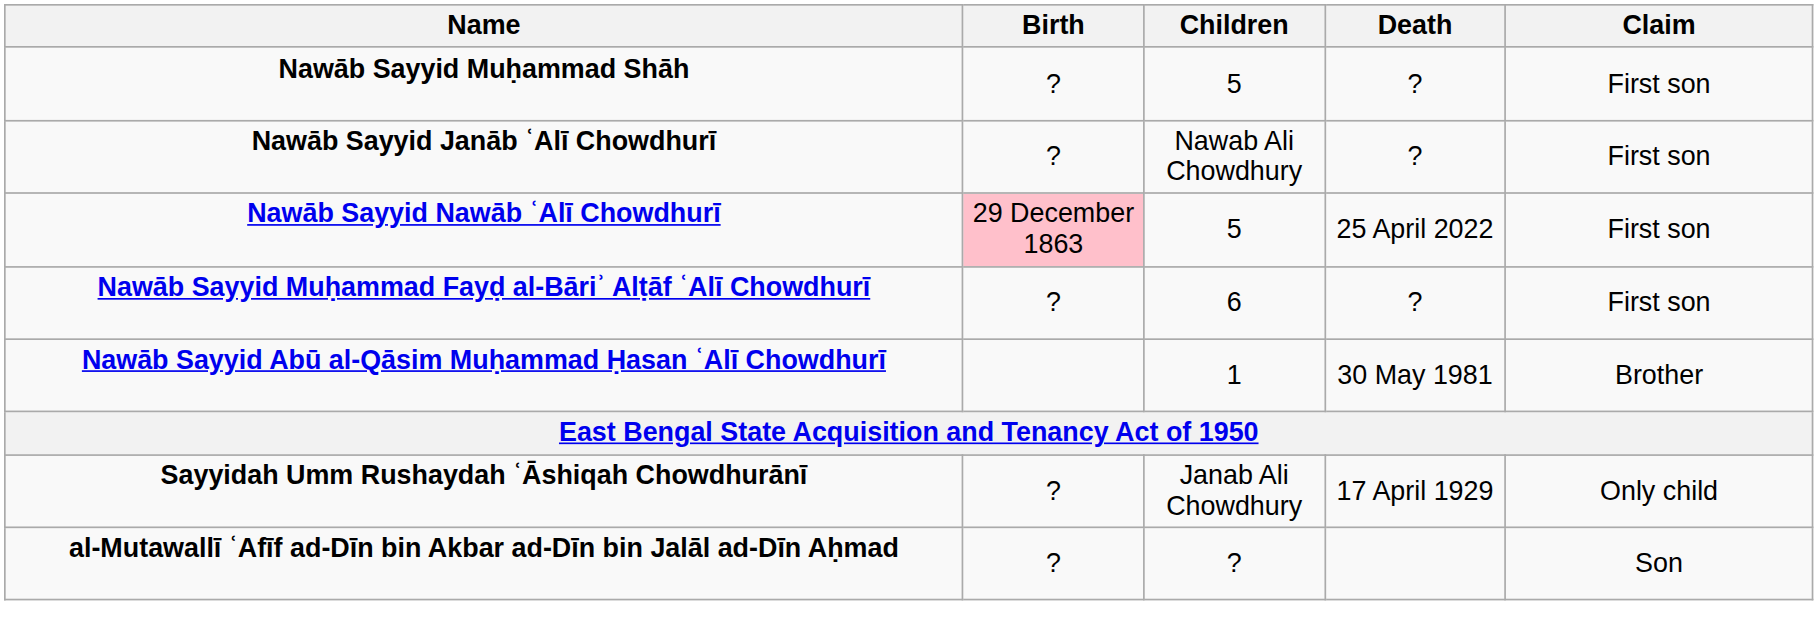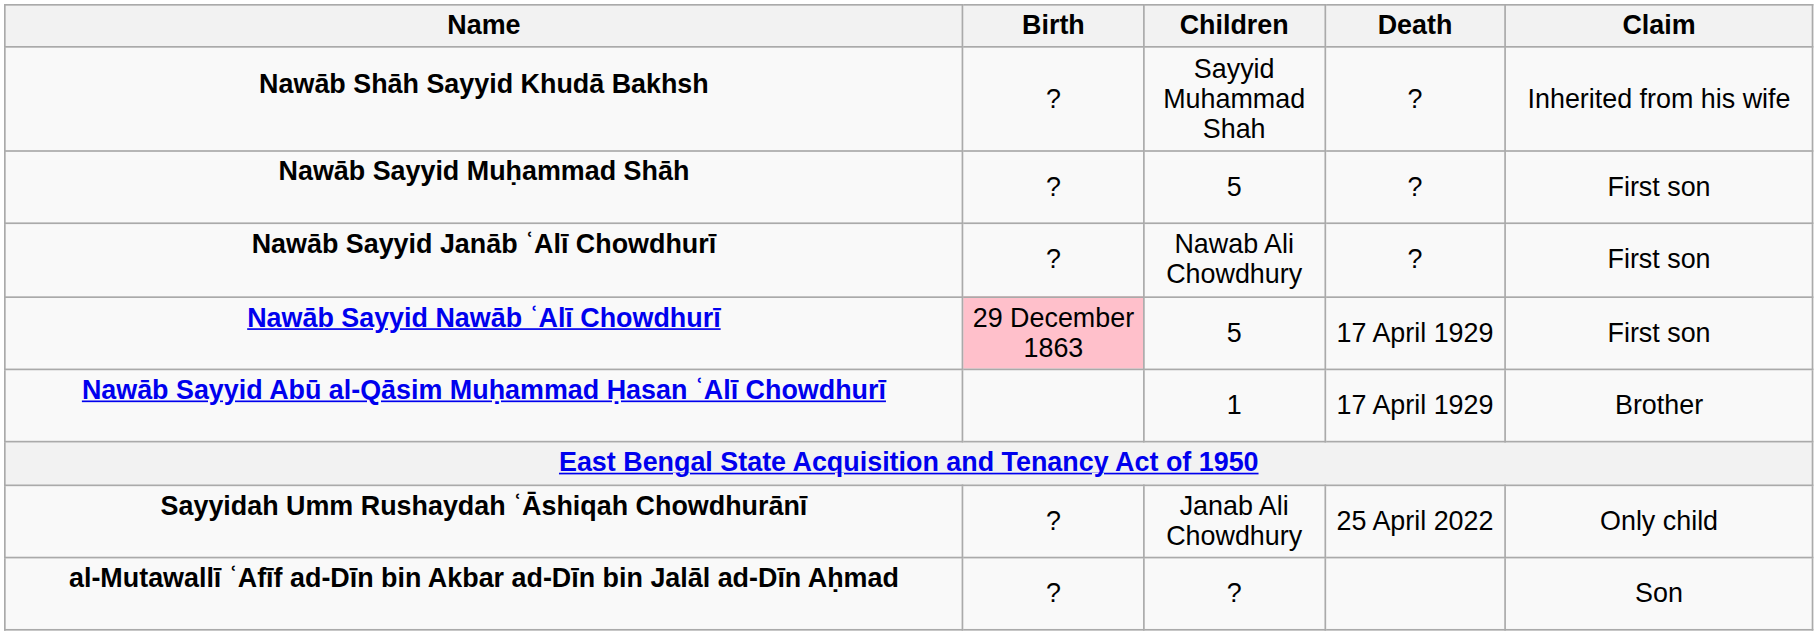+ row: (484, 83)
(1415, 229) 25 April 2022 -> (1415, 332) 17 April 1929
- row: (484, 287)
(1415, 375) 30 May 1981 -> (1415, 405) 17 April 1929
(1415, 490) 17 April 1929 -> (1415, 520) 25 April 2022
